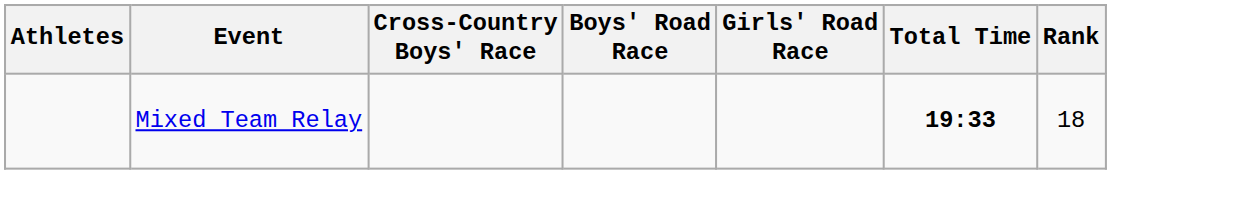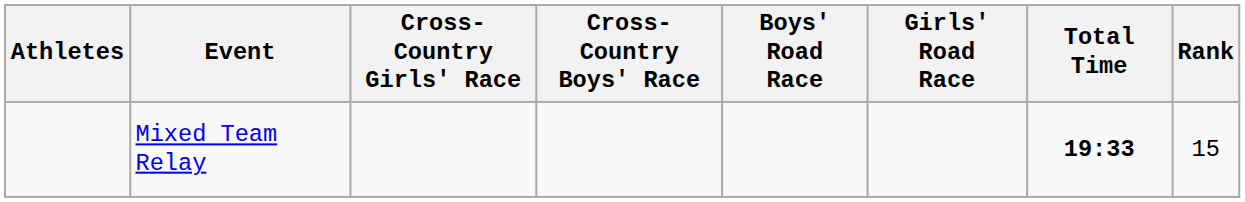+ column: (443, 53)
(1071, 121) 18 -> (1206, 149) 15
